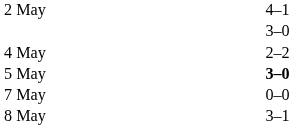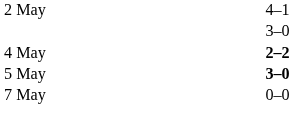(278, 52) normal -> (278, 52) bold
- row: (25, 116)
